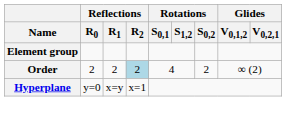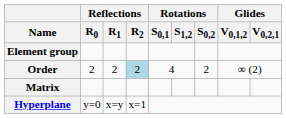+ row: (42, 87)
